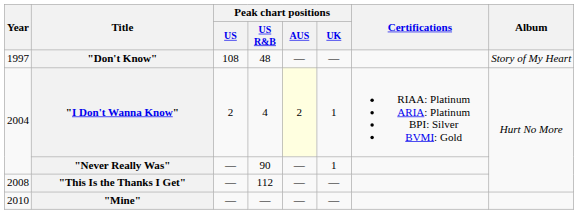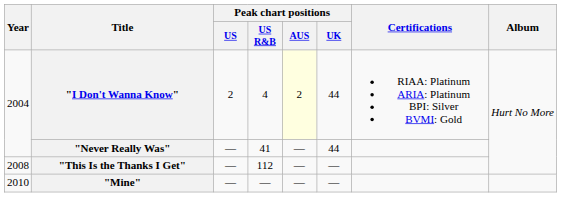- row: (122, 58)
(334, 112) 1 -> (334, 94) 44
(265, 165) 90 -> (265, 148) 41
(334, 165) 1 -> (334, 148) 44
